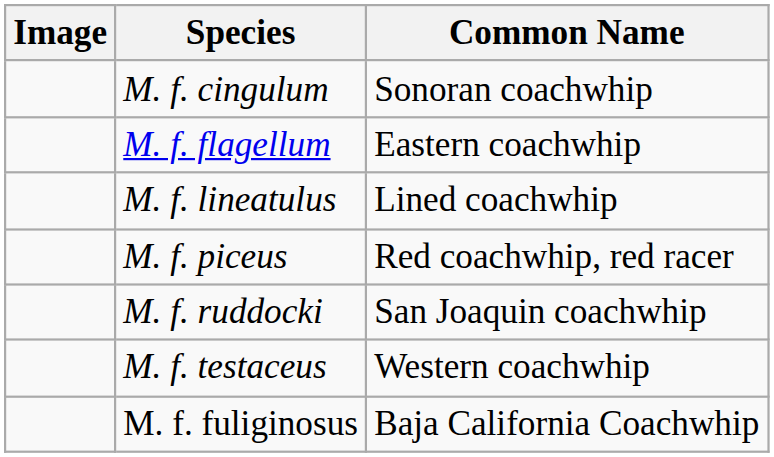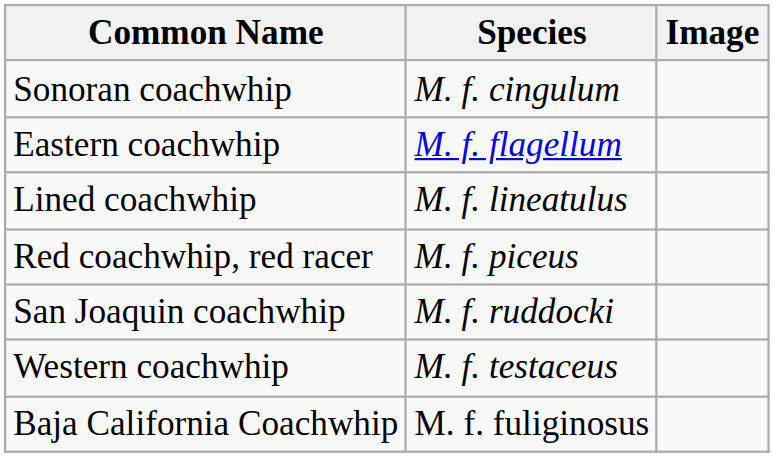columns swapped: (60, 32) <-> (567, 32)
